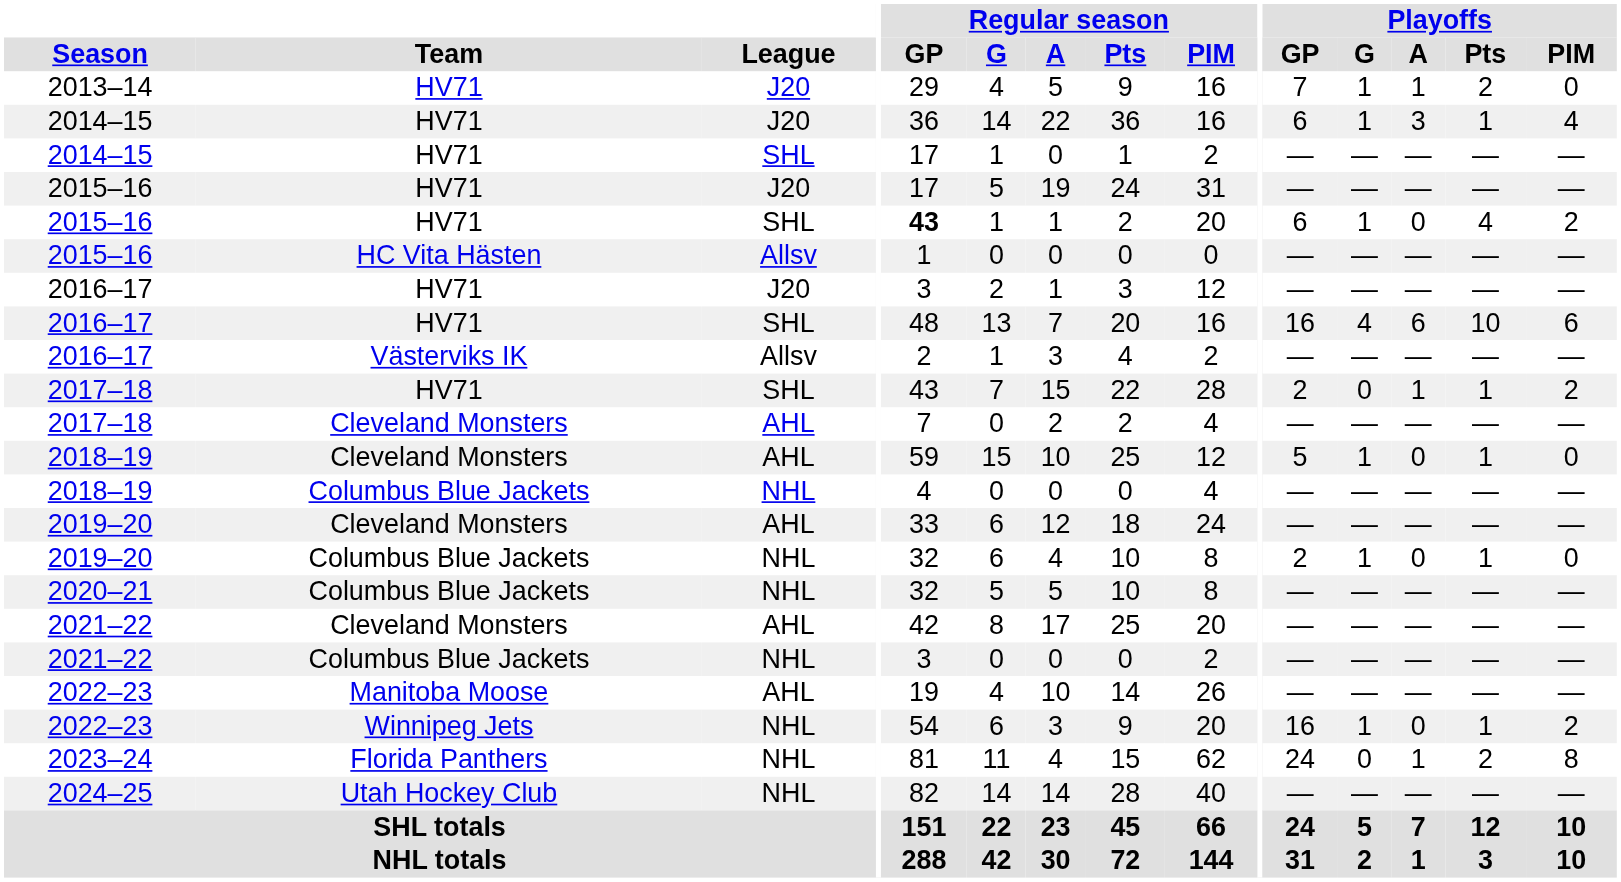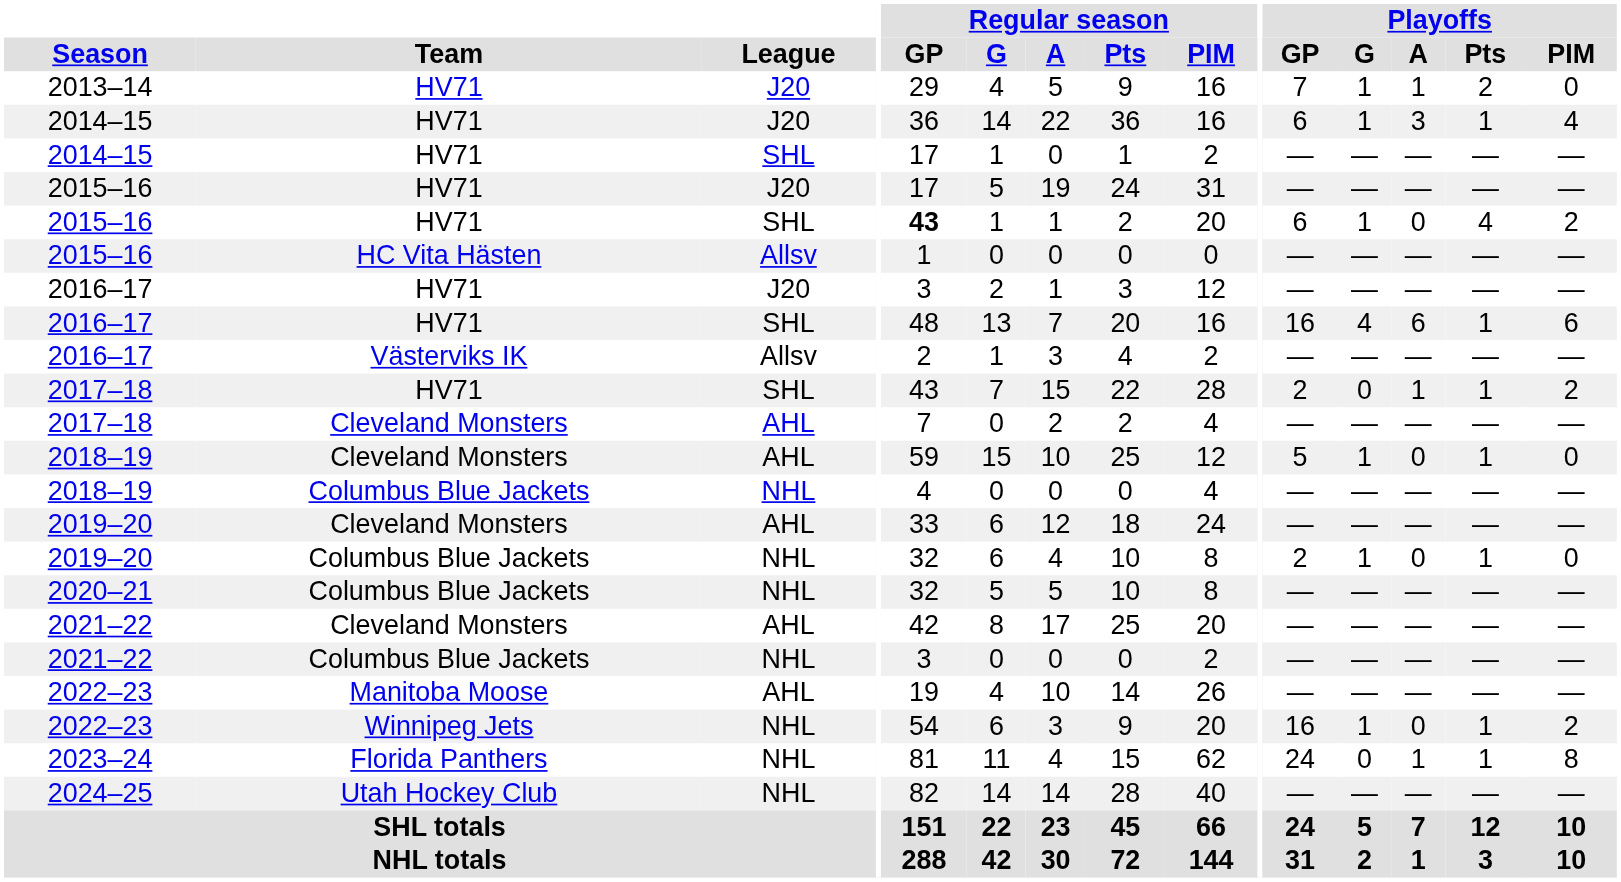(1485, 322) 10 -> (1485, 322) 1
(1485, 759) 2 -> (1485, 759) 1
